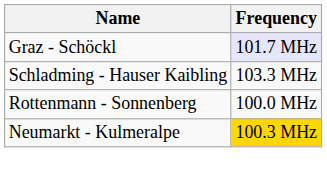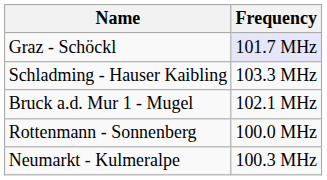+ row: (101, 103)
(276, 132) gold background -> (276, 160) no background
